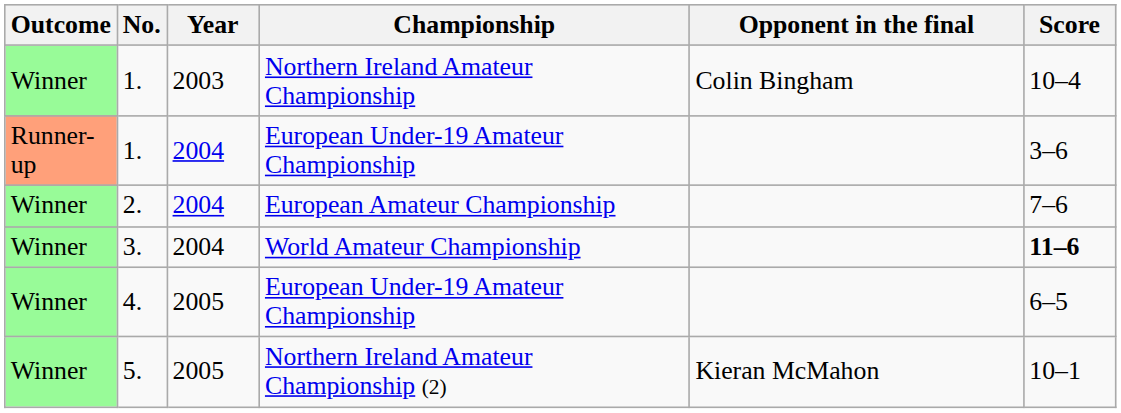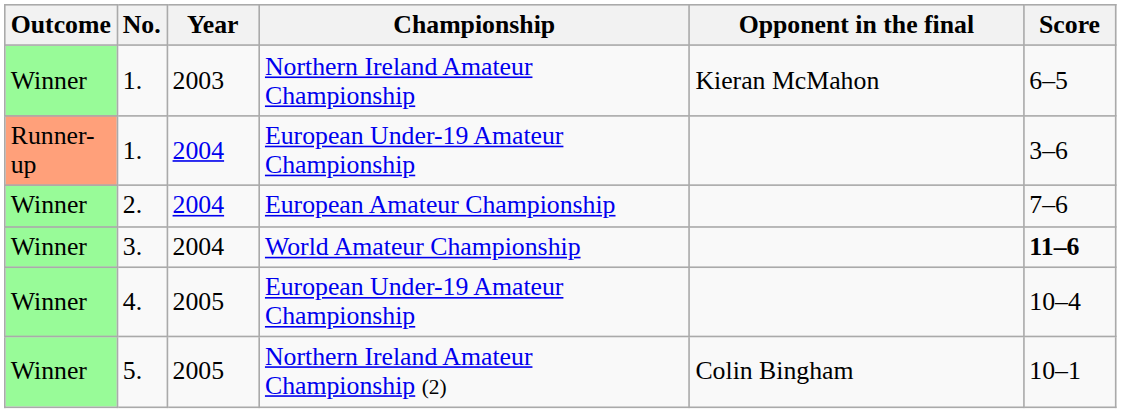(774, 80) Colin Bingham -> (787, 80) Kieran McMahon
(1055, 80) 10–4 -> (1049, 80) 6–5
(1049, 301) 6–5 -> (1055, 301) 10–4
(787, 371) Kieran McMahon -> (774, 371) Colin Bingham
